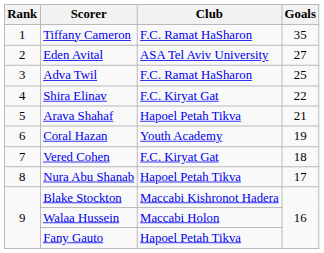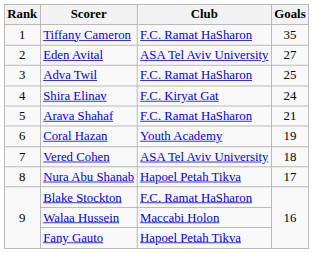(300, 95) 22 -> (290, 95) 24
(191, 116) Hapoel Petah Tikva -> (196, 116) F.C. Ramat HaSharon
(179, 156) F.C. Kiryat Gat -> (204, 156) ASA Tel Aviv University
(209, 197) Maccabi Kishronot Hadera -> (196, 197) F.C. Ramat HaSharon
